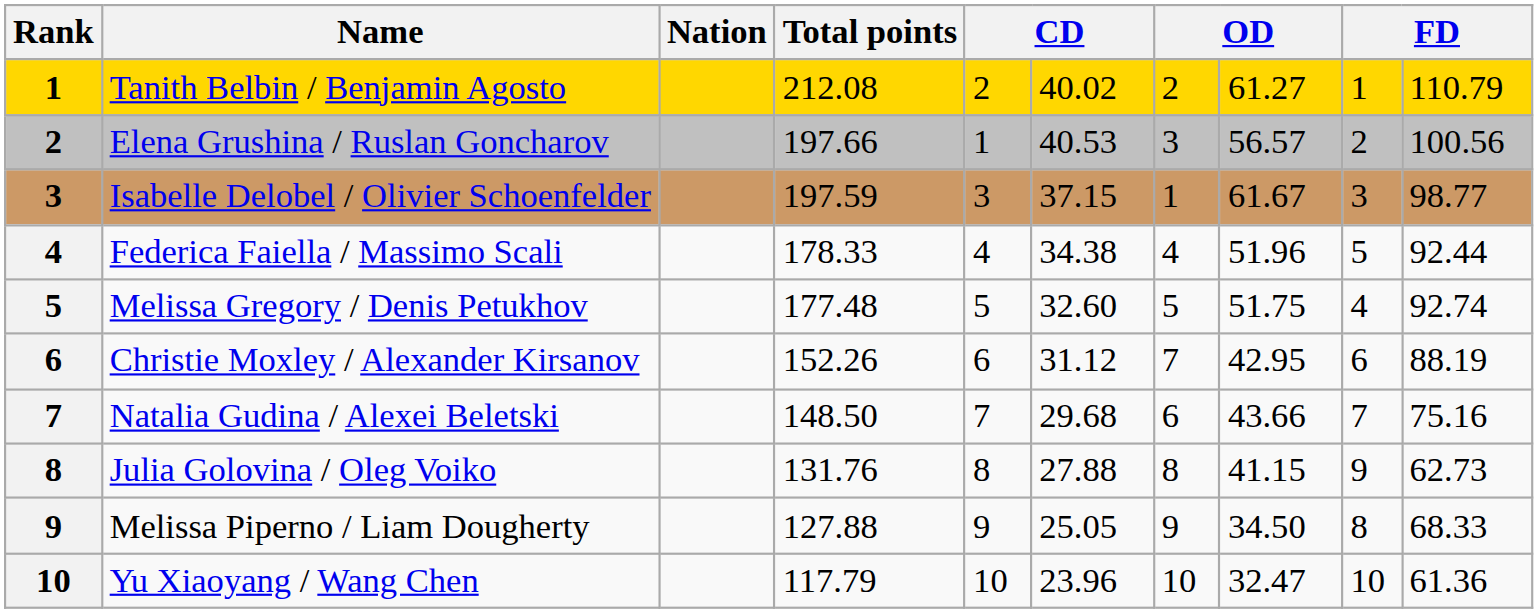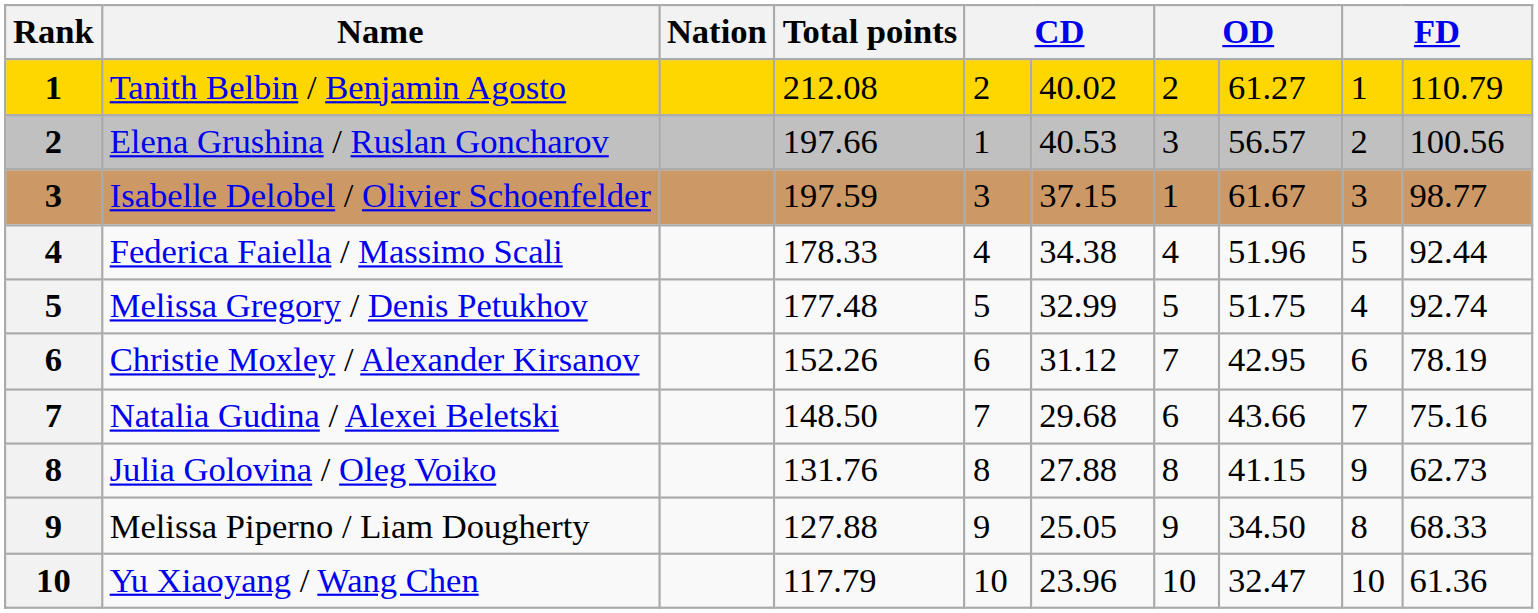(1078, 305) 32.60 -> (1078, 305) 32.99
(1448, 360) 88.19 -> (1448, 360) 78.19
